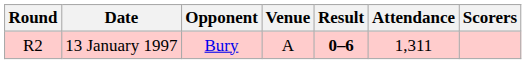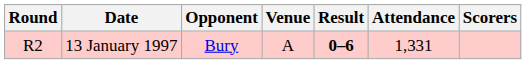(413, 44) 1,311 -> (413, 44) 1,331
